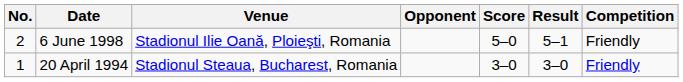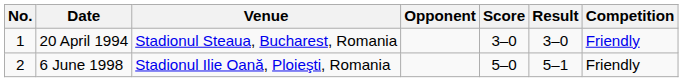rows swapped: (84, 64) <-> (81, 40)
